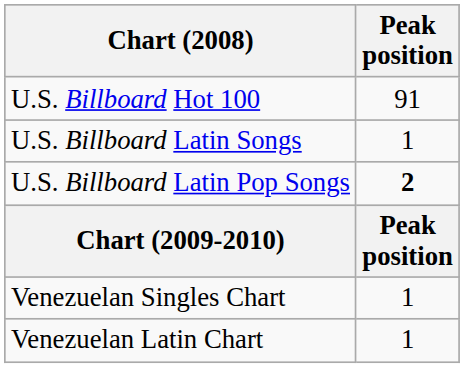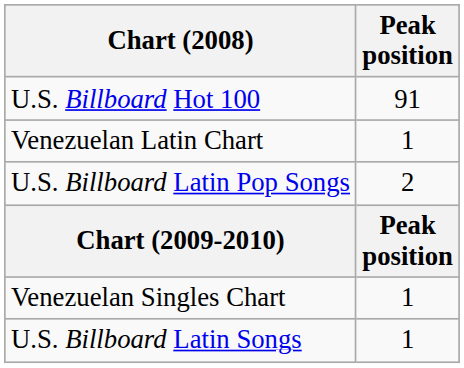rows swapped: (156, 140) <-> (137, 340)
(408, 182) bold -> (408, 182) normal
